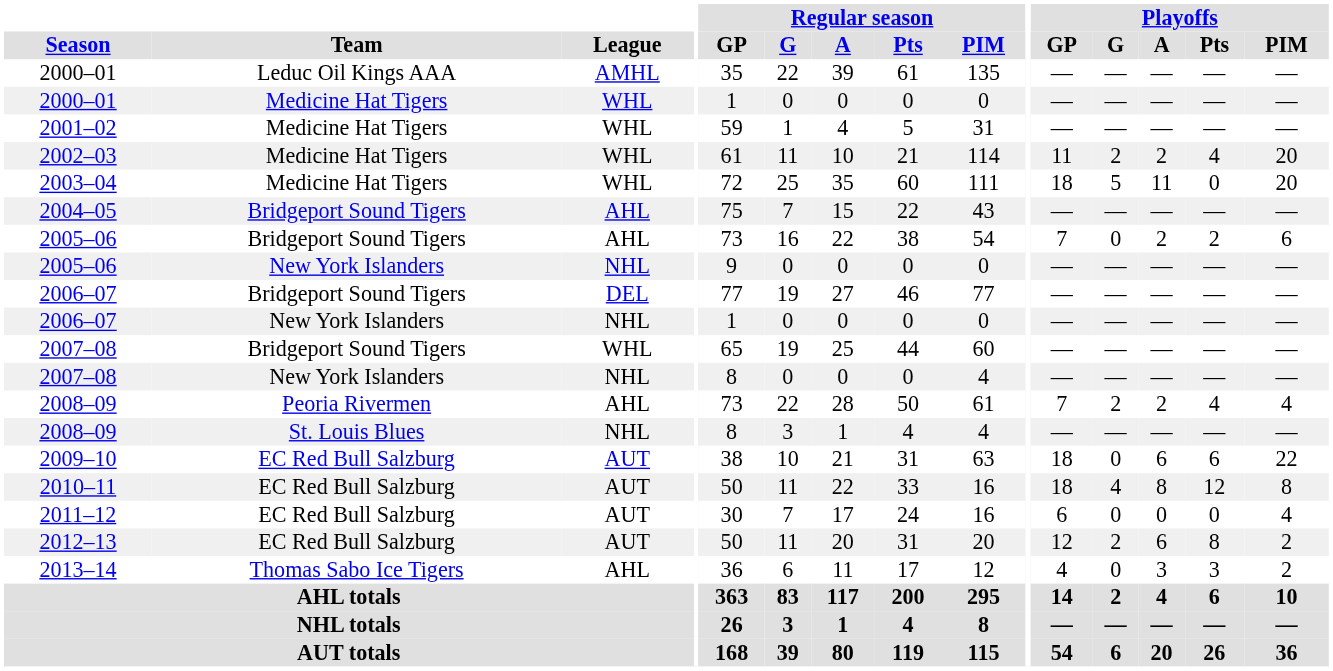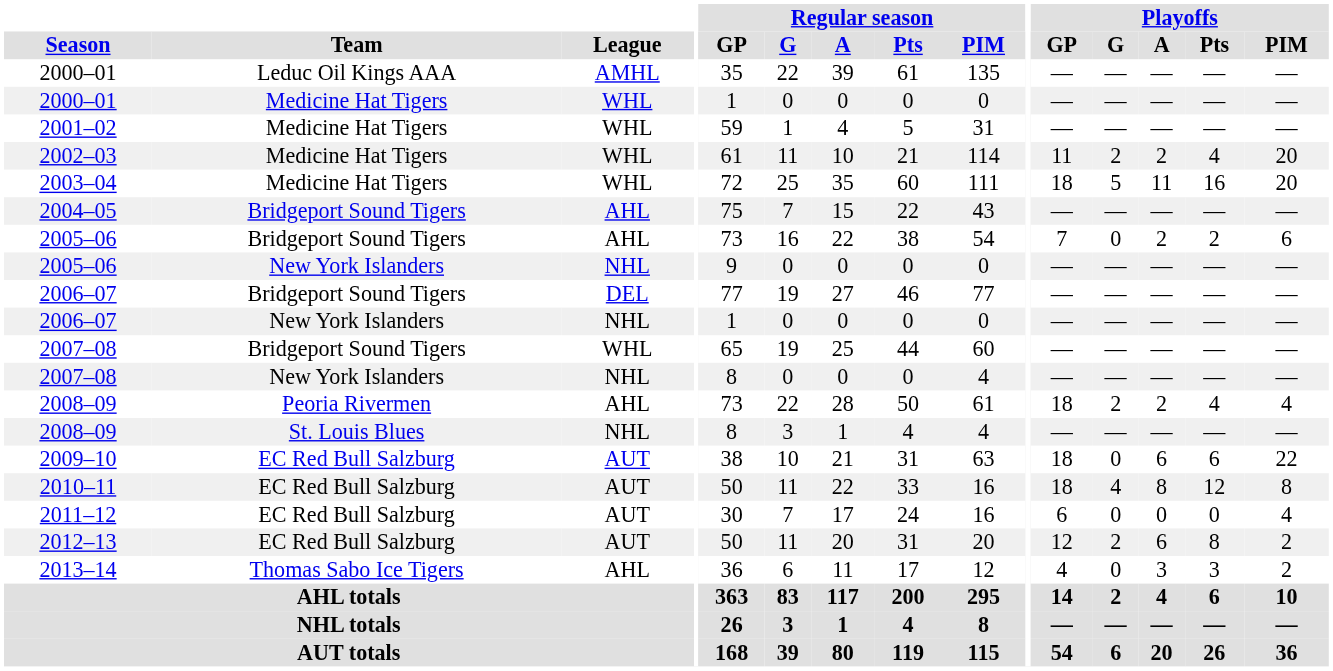(1214, 183) 0 -> (1214, 183) 16
(1062, 404) 7 -> (1062, 404) 18
